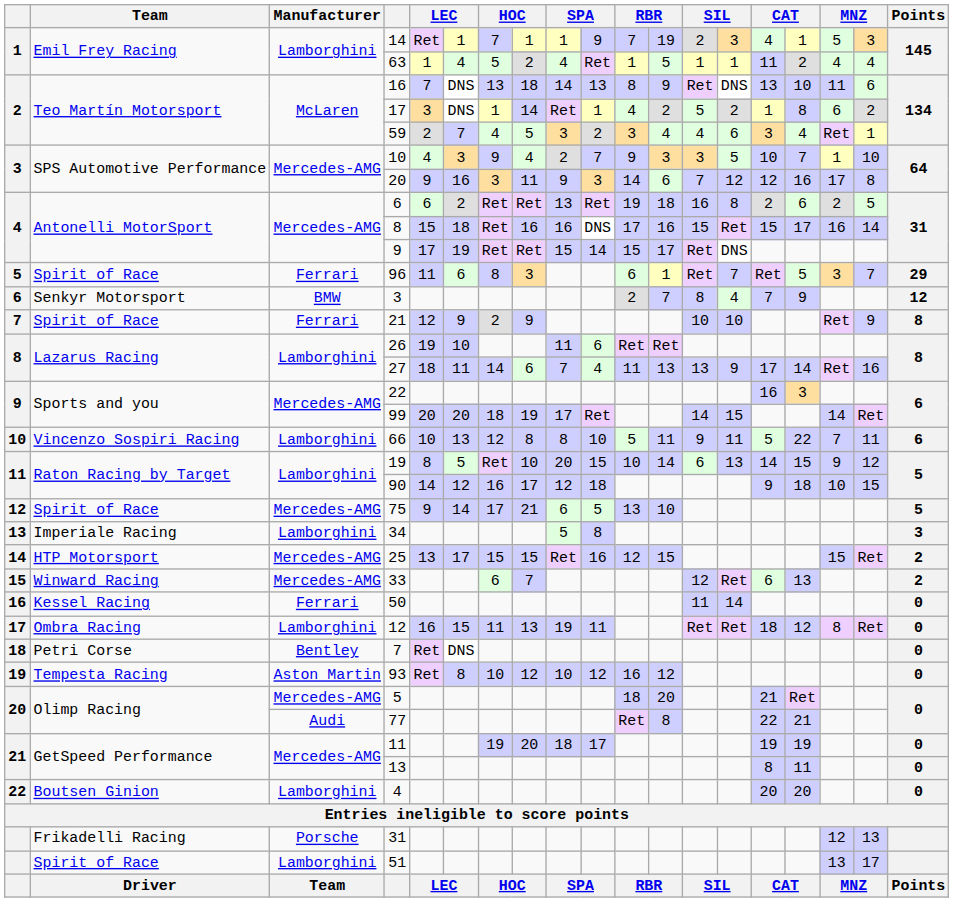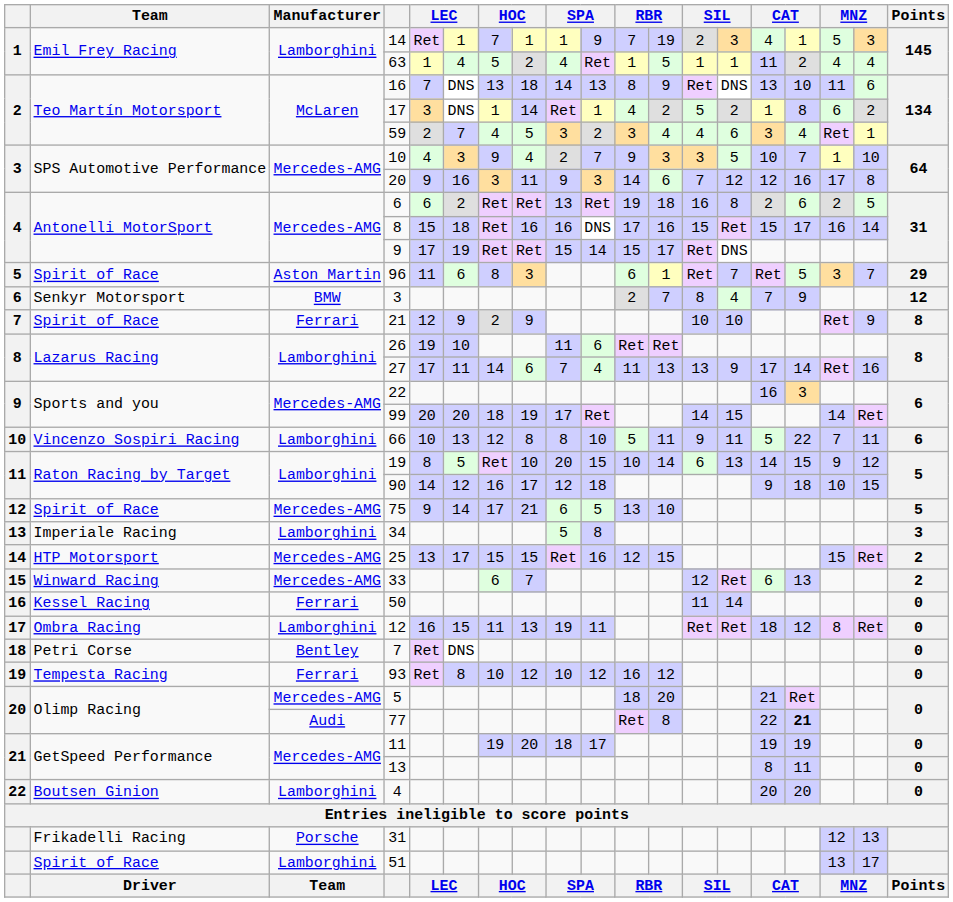(327, 275) Ferrari -> (327, 275) Aston Martin
(427, 369) 18 -> (427, 369) 17
(327, 674) Aston Martin -> (327, 674) Ferrari
(803, 721) normal -> (803, 721) bold
